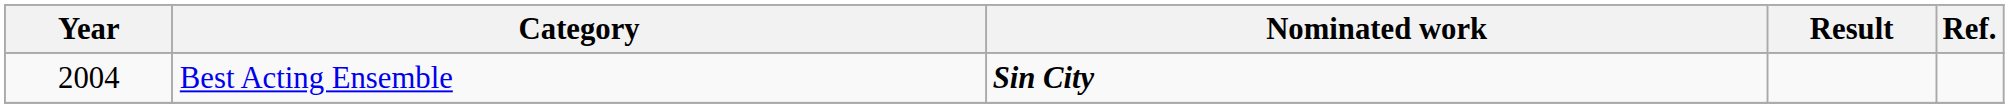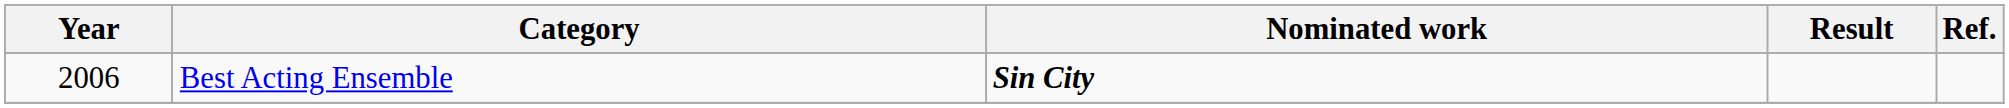(89, 77) 2004 -> (89, 77) 2006
